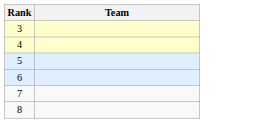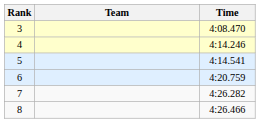+ column: (227, 12)
